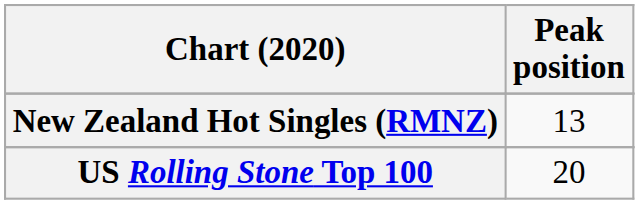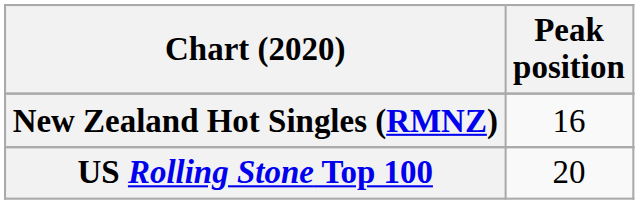(569, 119) 13 -> (569, 119) 16
